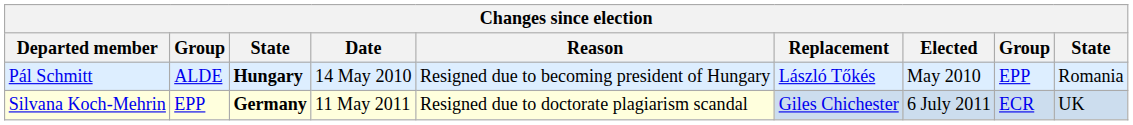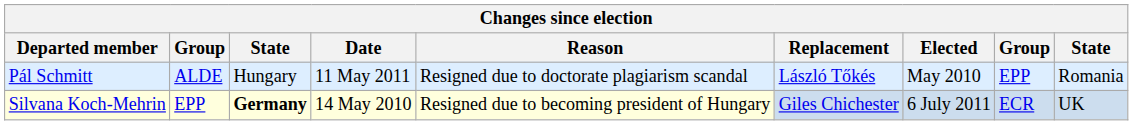(268, 76) bold -> (265, 76) normal
(363, 76) 14 May 2010 -> (363, 76) 11 May 2011
(595, 76) Resigned due to becoming president of Hungary -> (584, 76) Resigned due to doctorate plagiarism scandal
(363, 104) 11 May 2011 -> (363, 104) 14 May 2010
(584, 104) Resigned due to doctorate plagiarism scandal -> (595, 104) Resigned due to becoming president of Hungary
